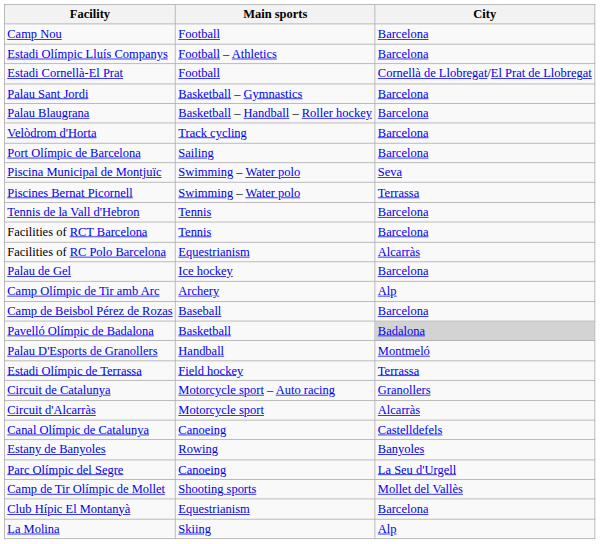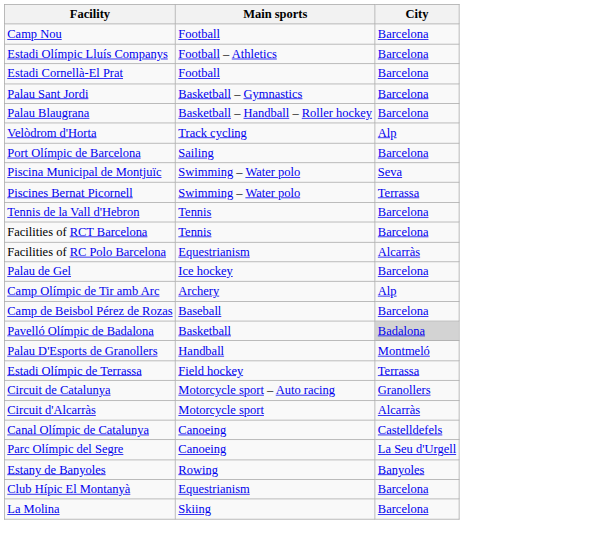(485, 73) Cornellà de Llobregat/El Prat de Llobregat -> (403, 73) Barcelona
(403, 133) Barcelona -> (387, 133) Alp
rows swapped: (65, 469) <-> (56, 449)
- row: (86, 489)
(387, 529) Alp -> (403, 509) Barcelona
